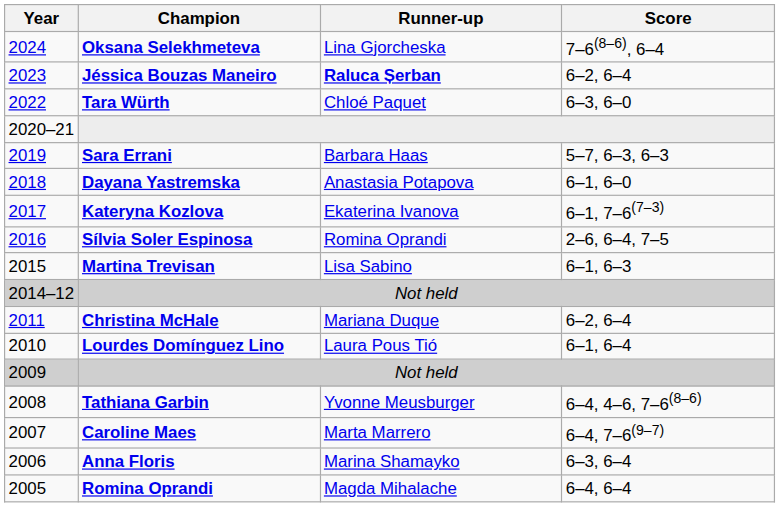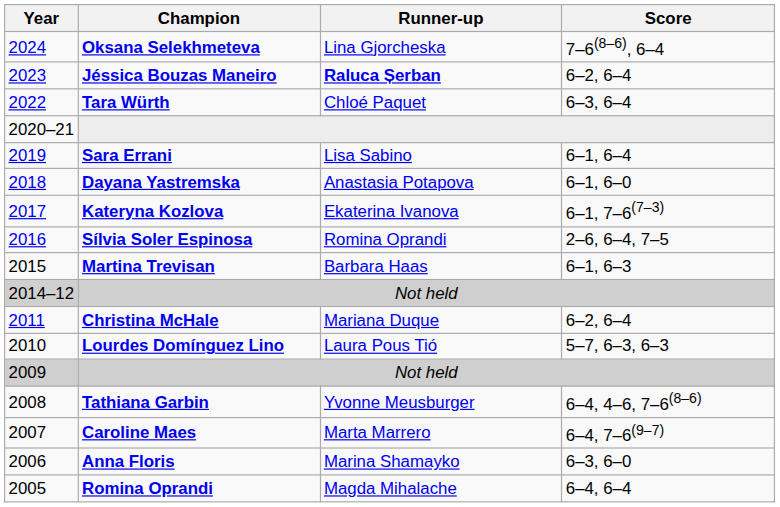(599, 103) 6–3, 6–0 -> (599, 103) 6–3, 6–4
(376, 156) Barbara Haas -> (368, 156) Lisa Sabino
(617, 156) 5–7, 6–3, 6–3 -> (599, 156) 6–1, 6–4
(368, 267) Lisa Sabino -> (376, 267) Barbara Haas
(599, 347) 6–1, 6–4 -> (617, 347) 5–7, 6–3, 6–3
(599, 462) 6–3, 6–4 -> (599, 462) 6–3, 6–0
